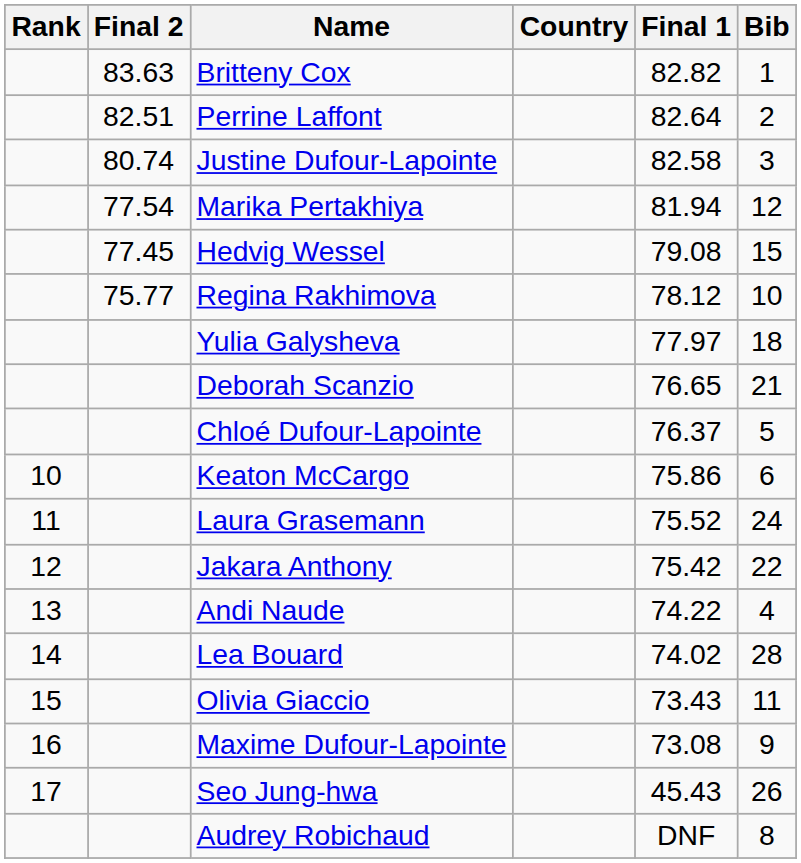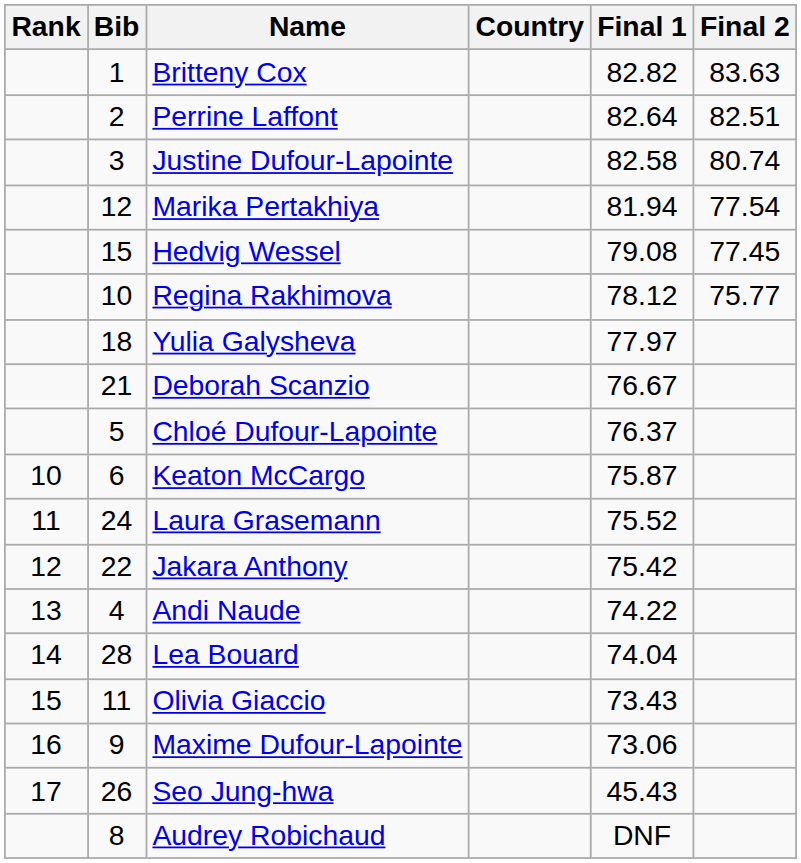columns swapped: (767, 26) <-> (139, 26)
(686, 386) 76.65 -> (642, 386) 76.67
(686, 476) 75.86 -> (642, 476) 75.87
(686, 655) 74.02 -> (642, 655) 74.04
(686, 745) 73.08 -> (642, 745) 73.06
